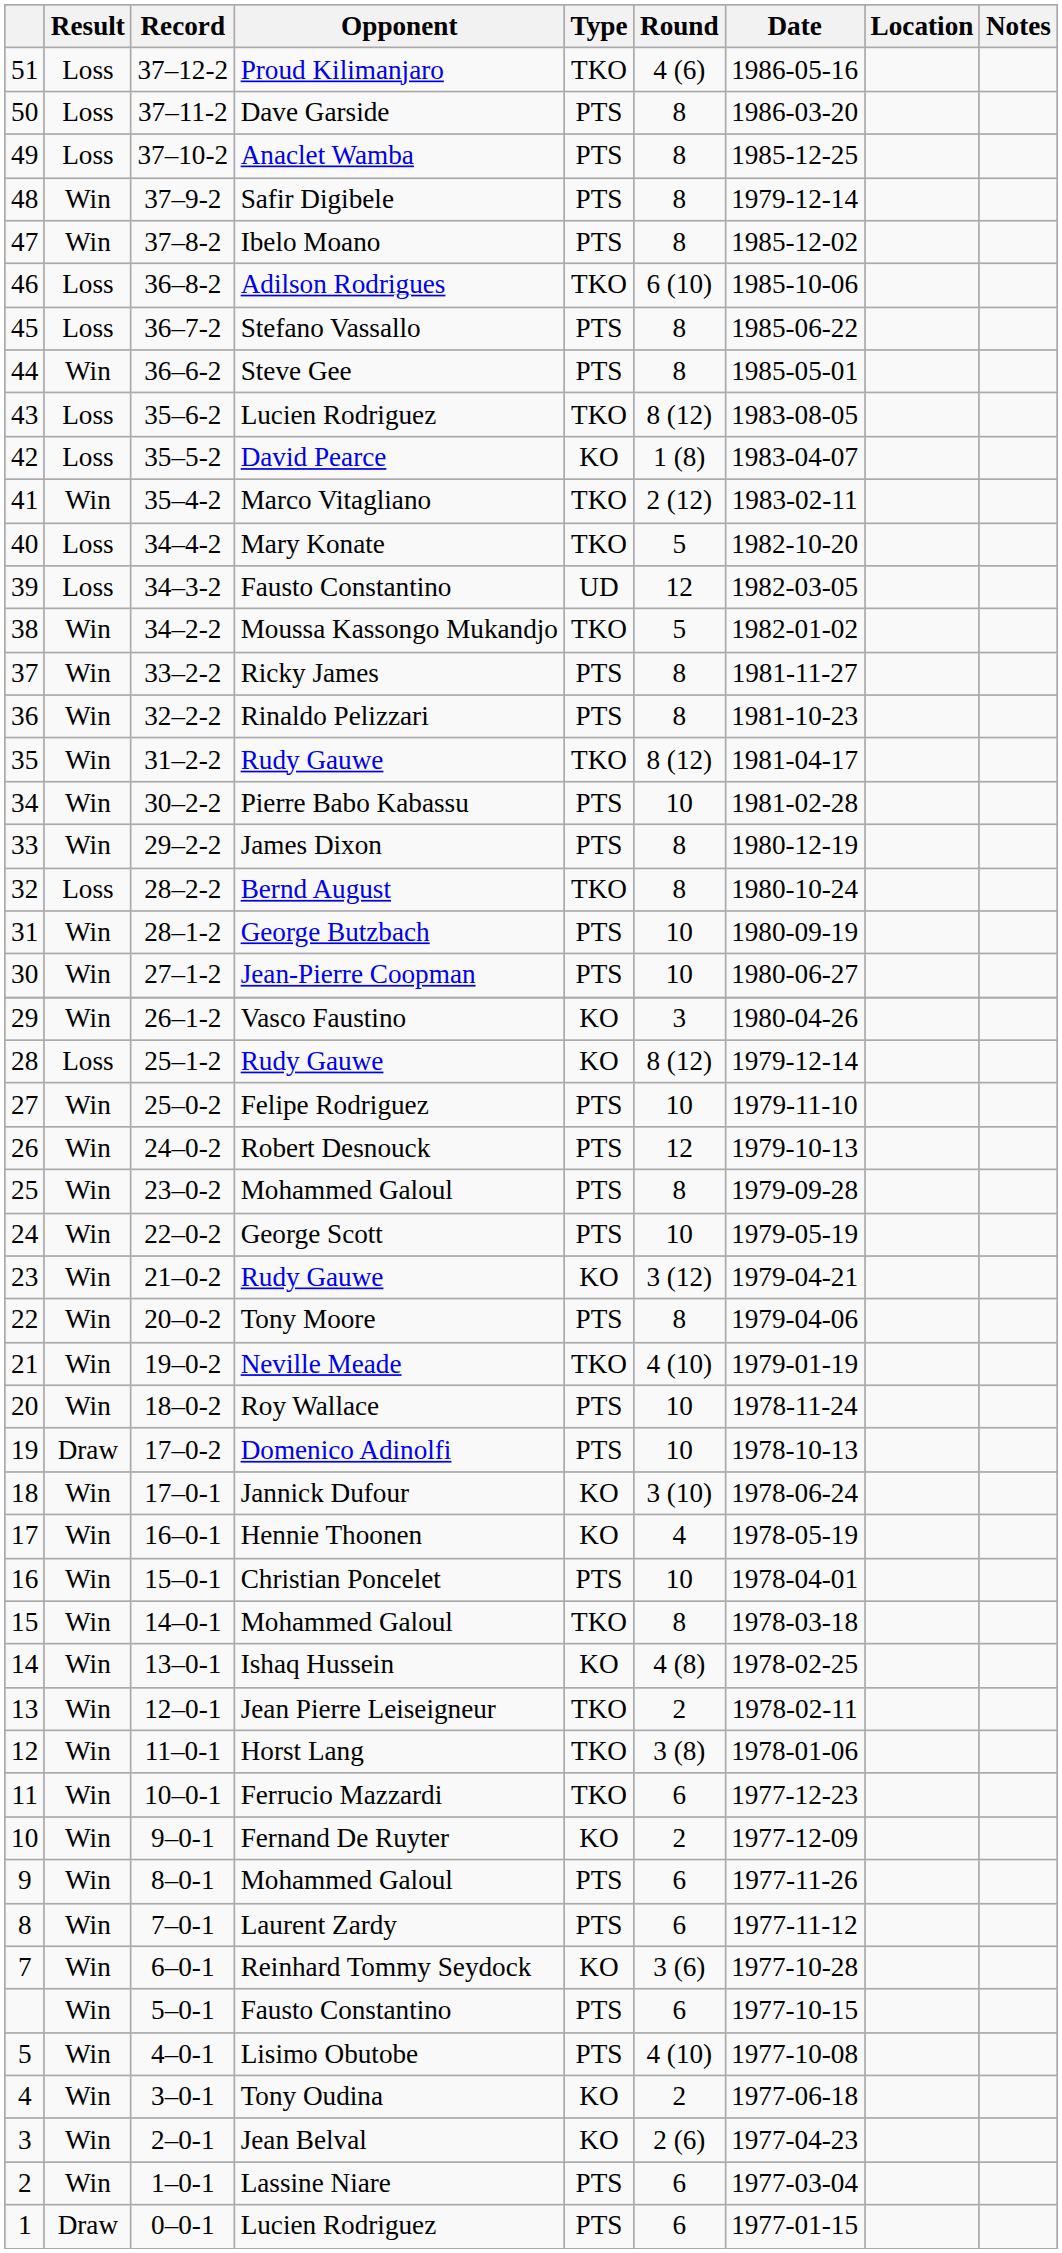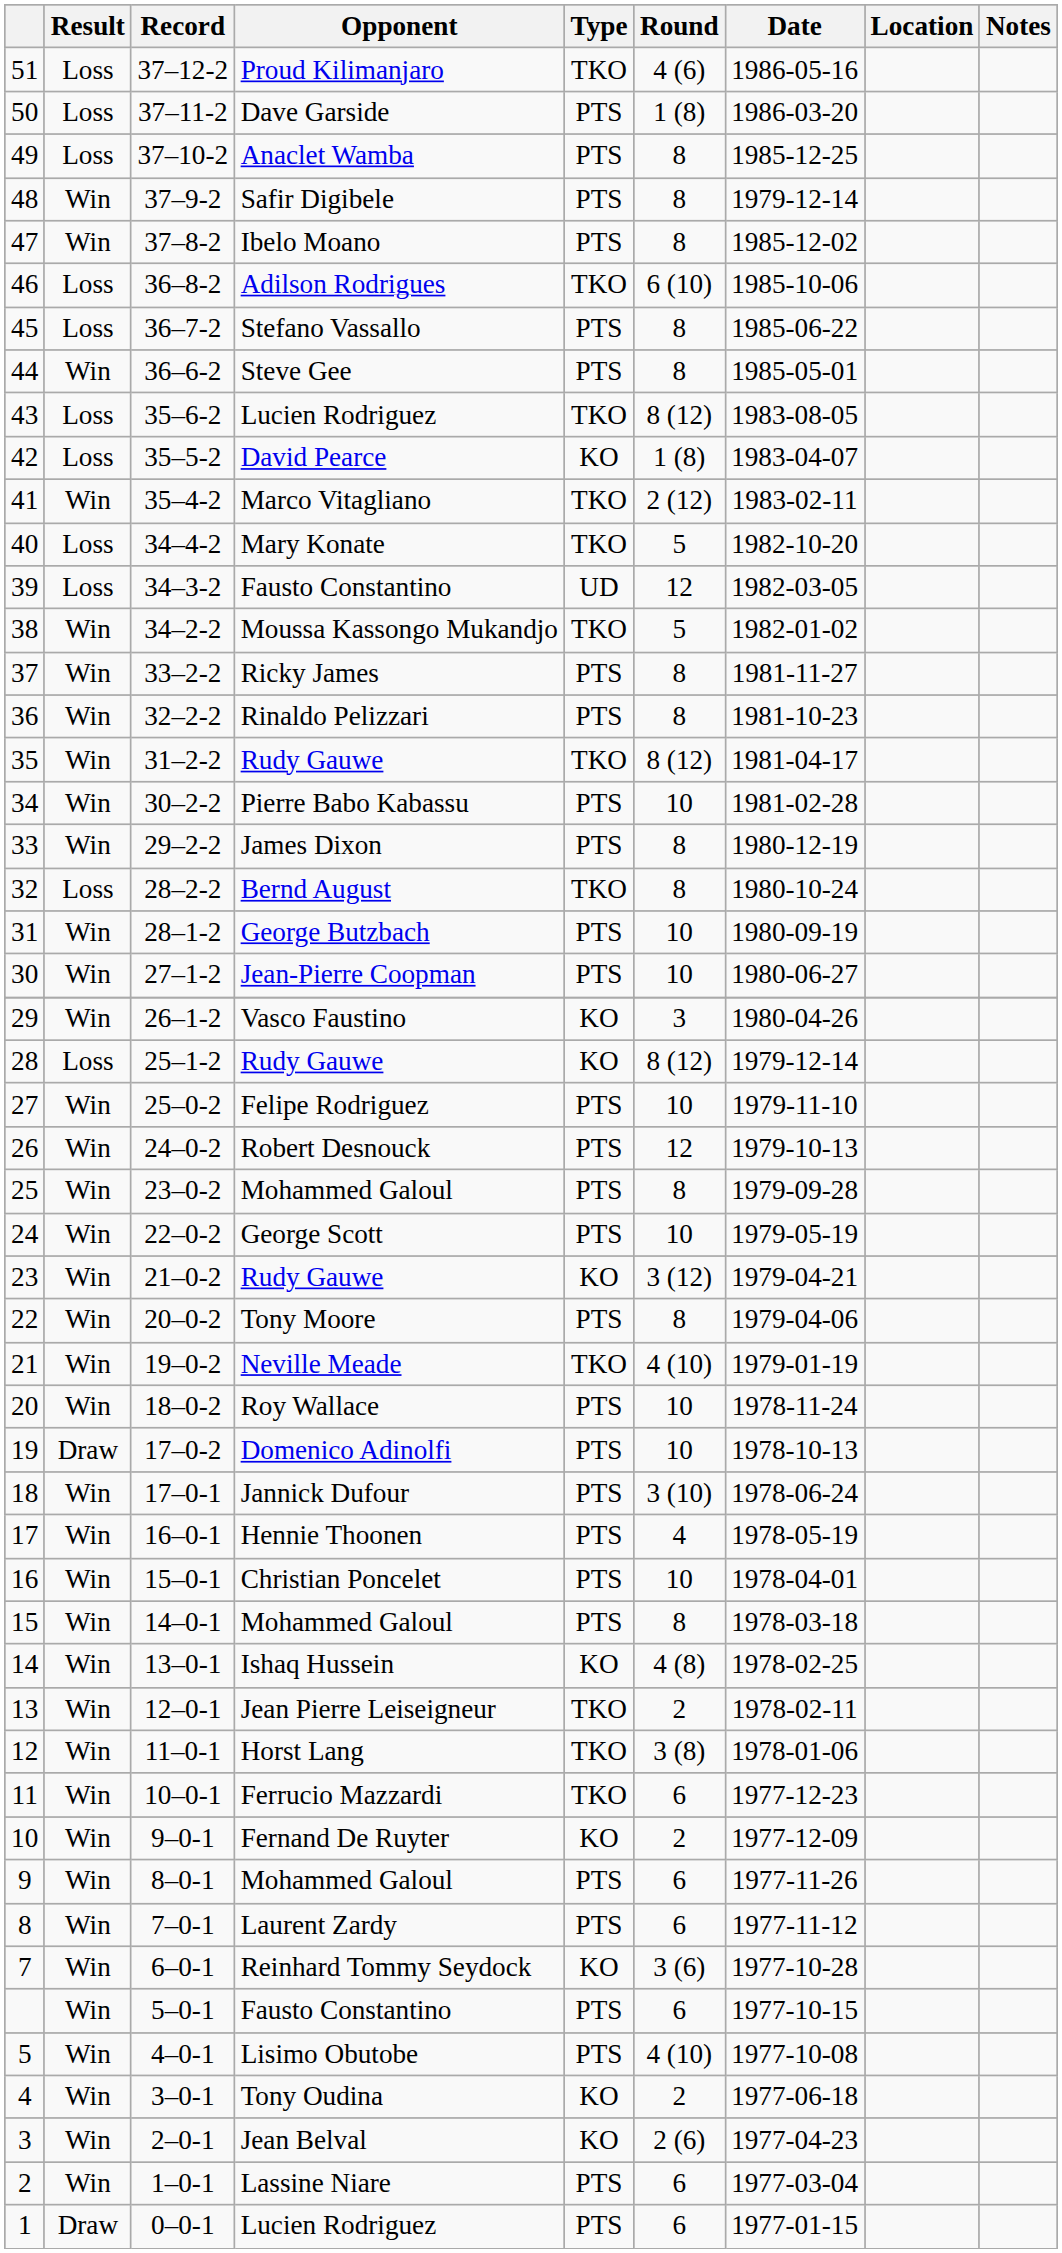(679, 112) 8 -> (679, 112) 1 (8)
(599, 1492) KO -> (599, 1492) PTS
(599, 1535) KO -> (599, 1535) PTS
(599, 1622) TKO -> (599, 1622) PTS
